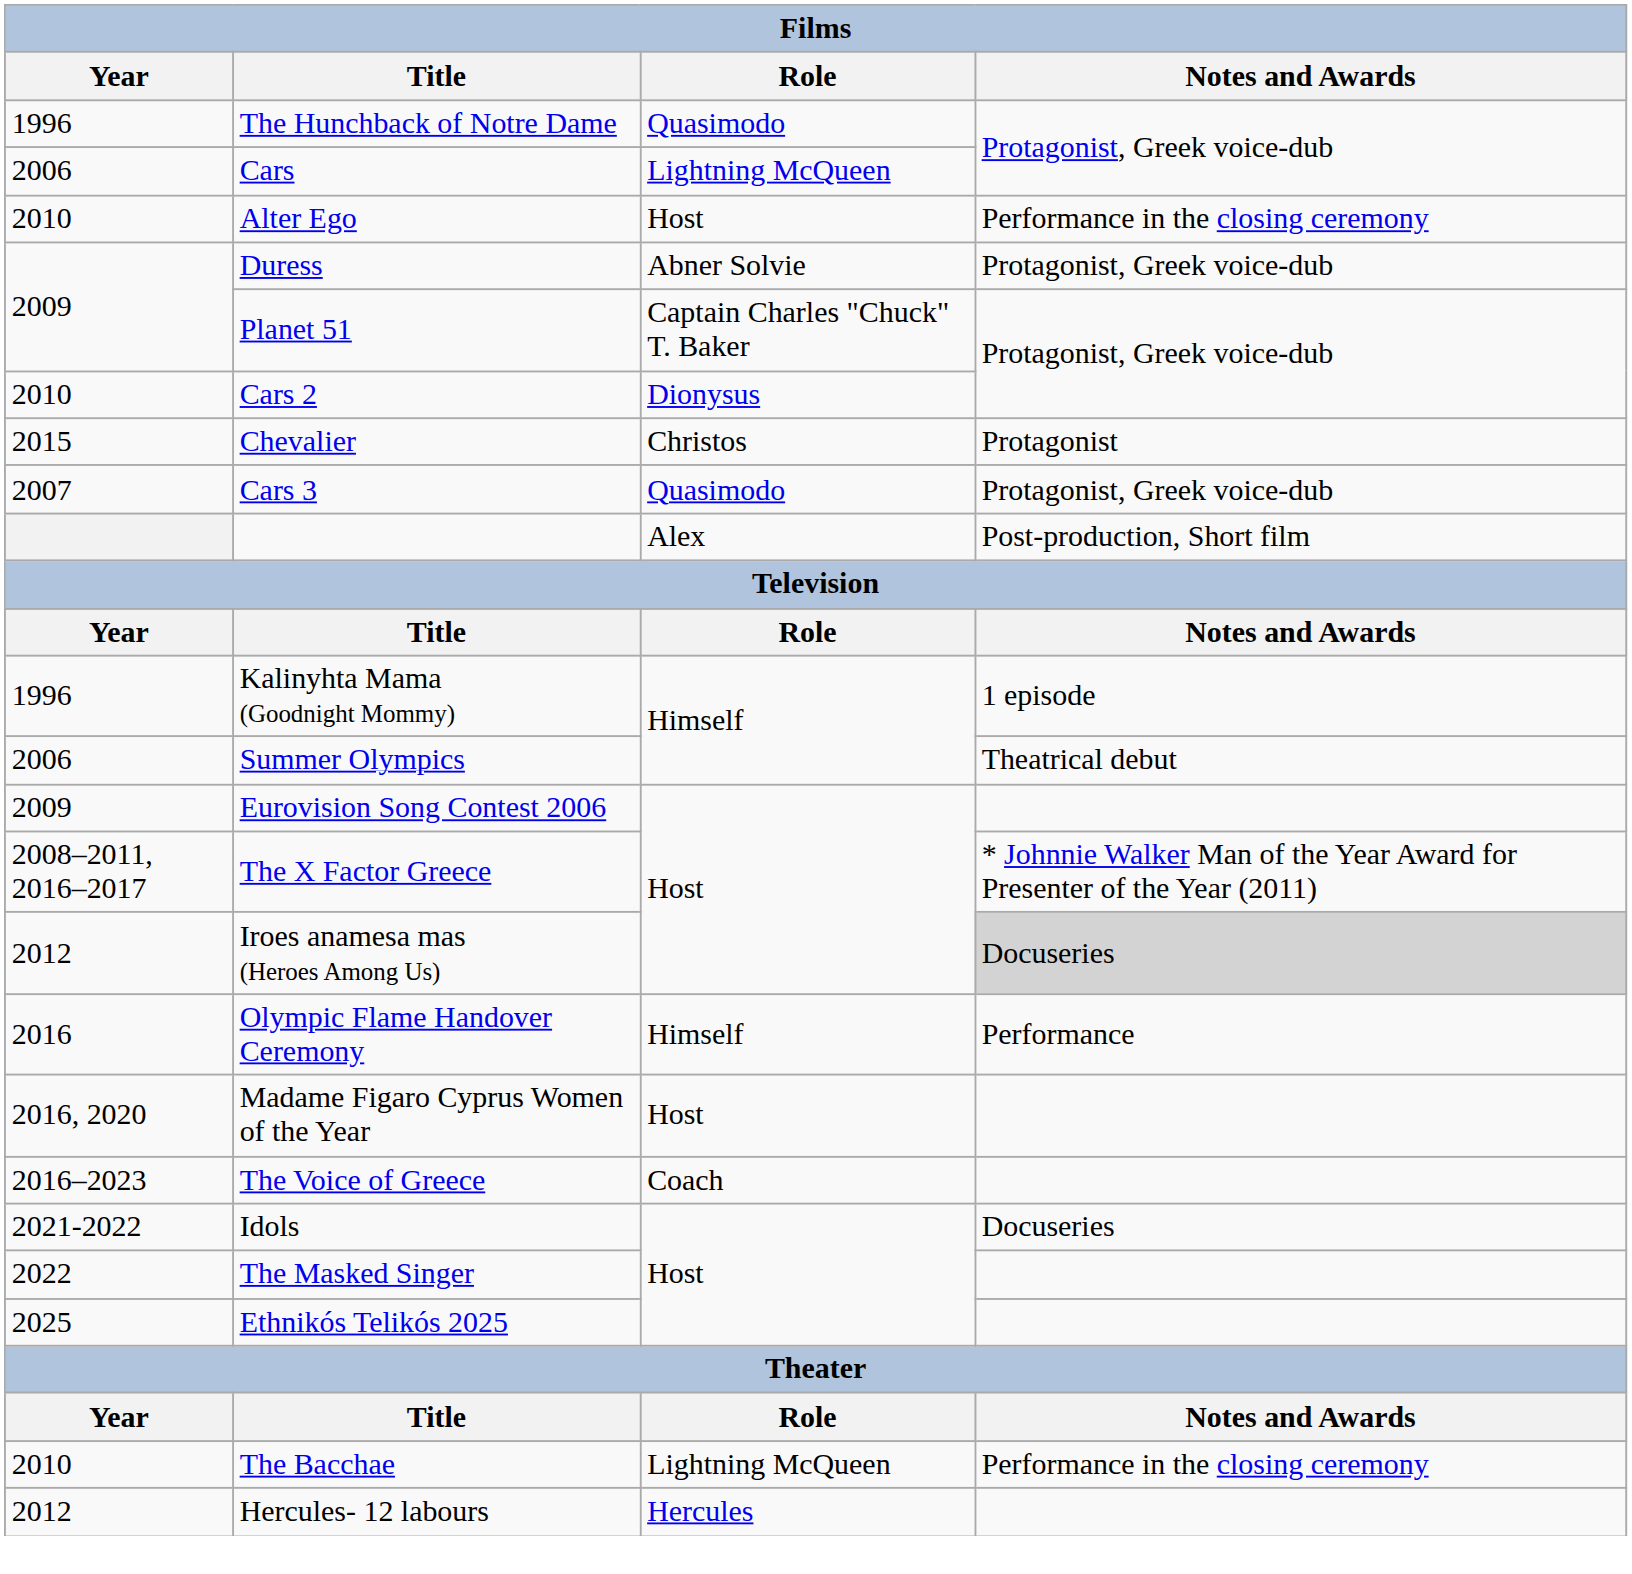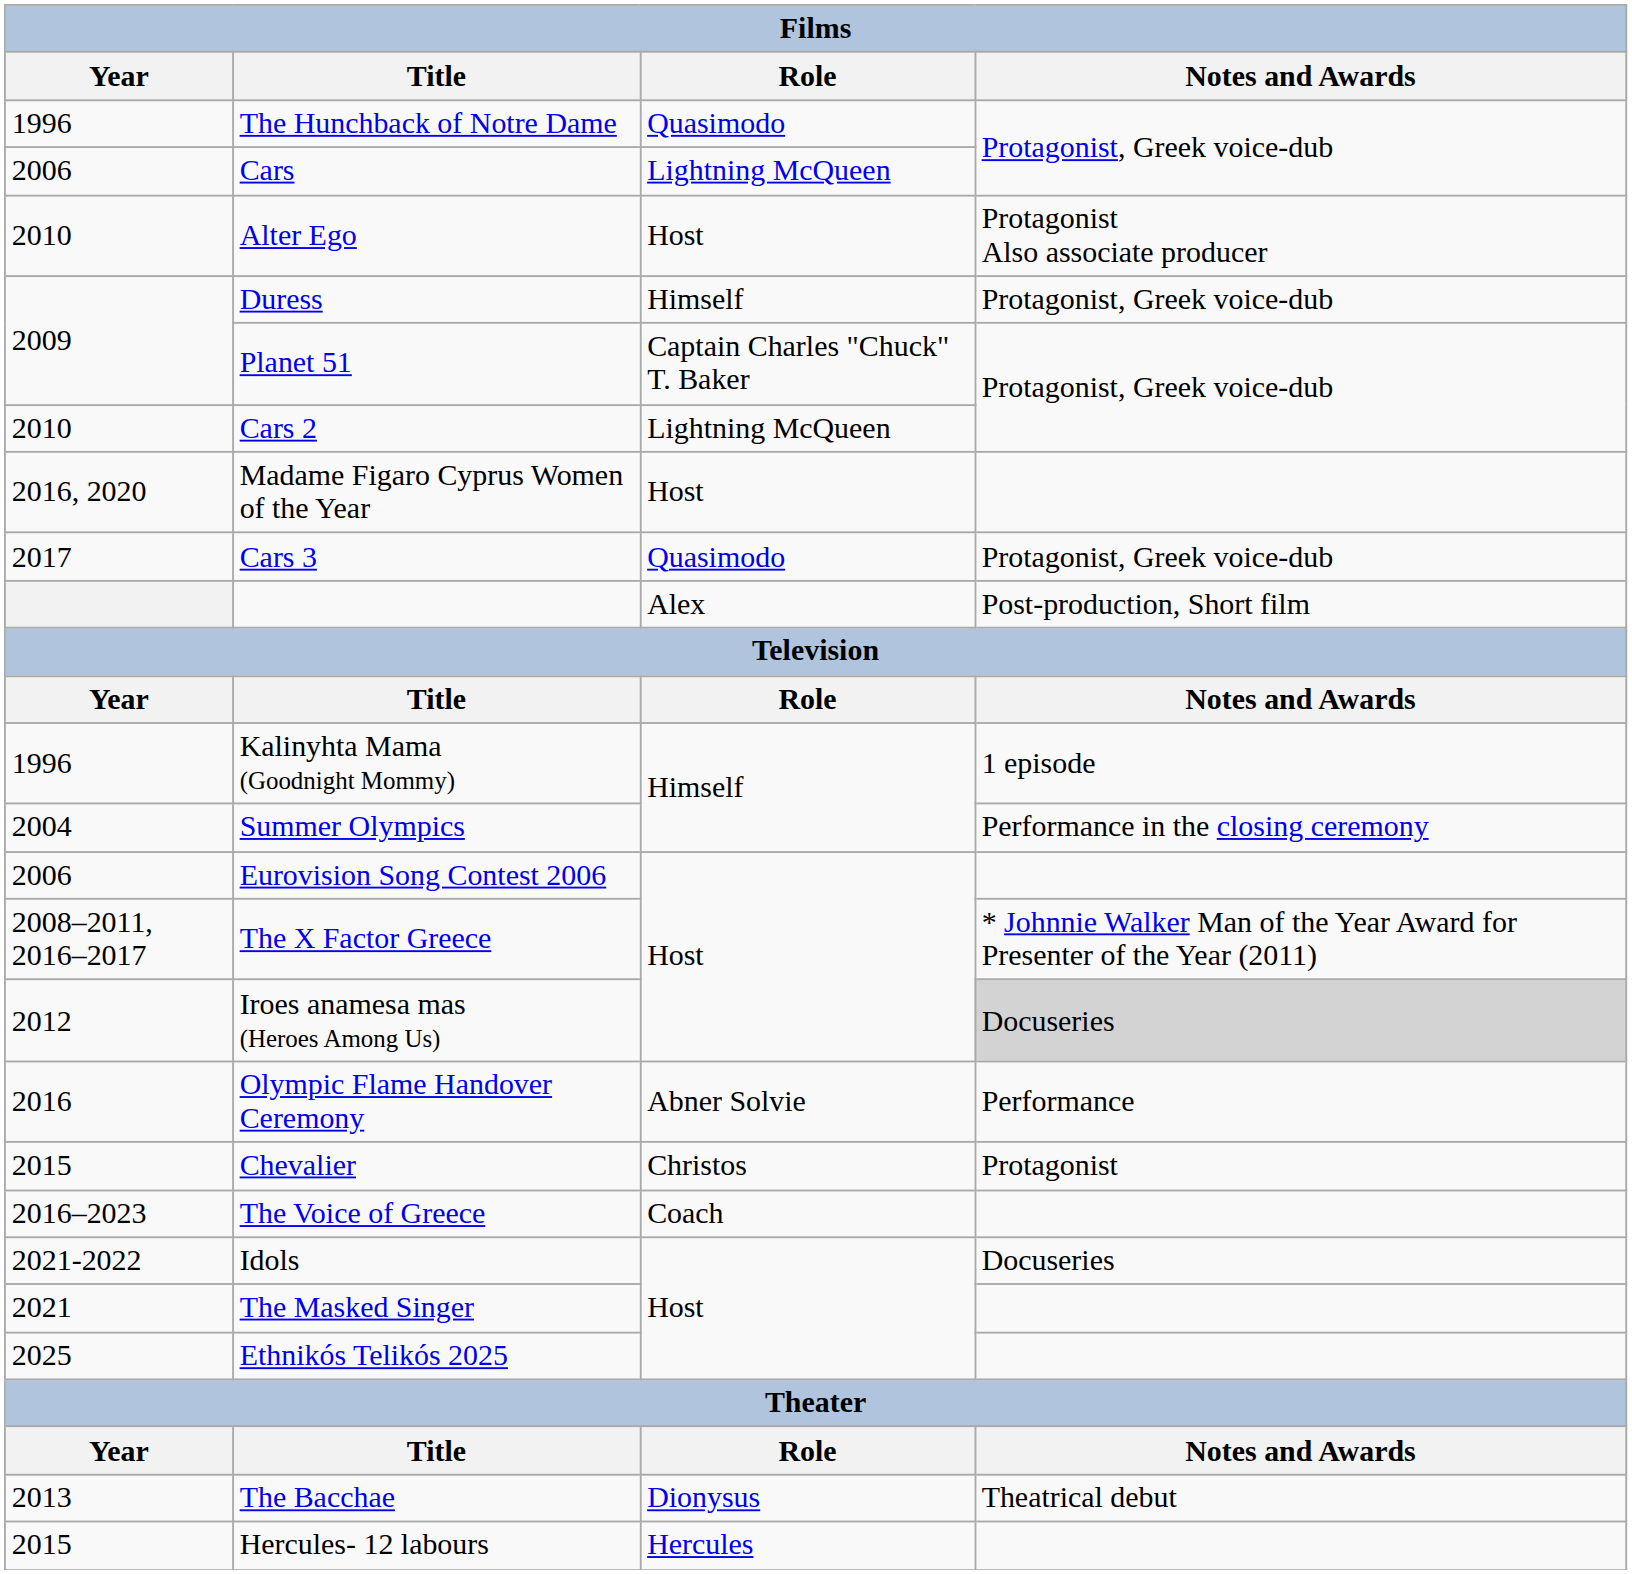(1205, 218) Performance in the closing ceremony -> (1125, 234) Protagonist Also associate producer
(726, 265) Abner Solvie -> (695, 299) Himself
(704, 394) Dionysus -> (769, 427) Lightning McQueen
rows swapped: (298, 441) <-> (431, 1114)
(42, 488) 2007 -> (42, 556) 2017
(42, 759) 2006 -> (42, 827) 2004
(1079, 759) Theatrical debut -> (1205, 827) Performance in the closing ceremony
(42, 807) 2009 -> (42, 874) 2006
(695, 1033) Himself -> (726, 1101) Abner Solvie
(42, 1274) 2022 -> (42, 1307) 2021
(42, 1463) 2010 -> (42, 1497) 2013
(769, 1463) Lightning McQueen -> (704, 1497) Dionysus
(1205, 1463) Performance in the closing ceremony -> (1079, 1497) Theatrical debut
(42, 1511) 2012 -> (42, 1545) 2015
